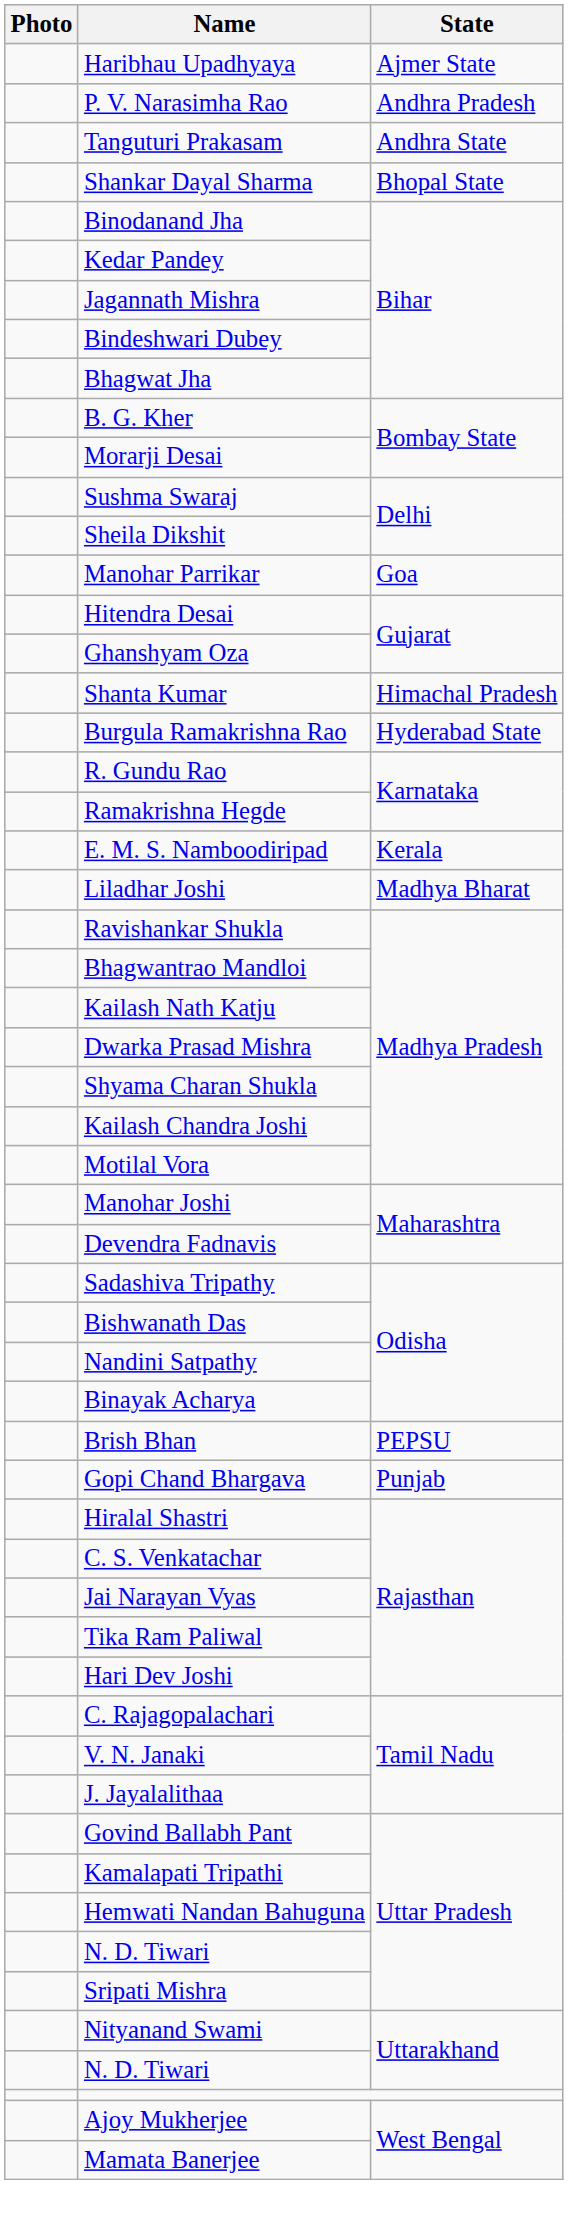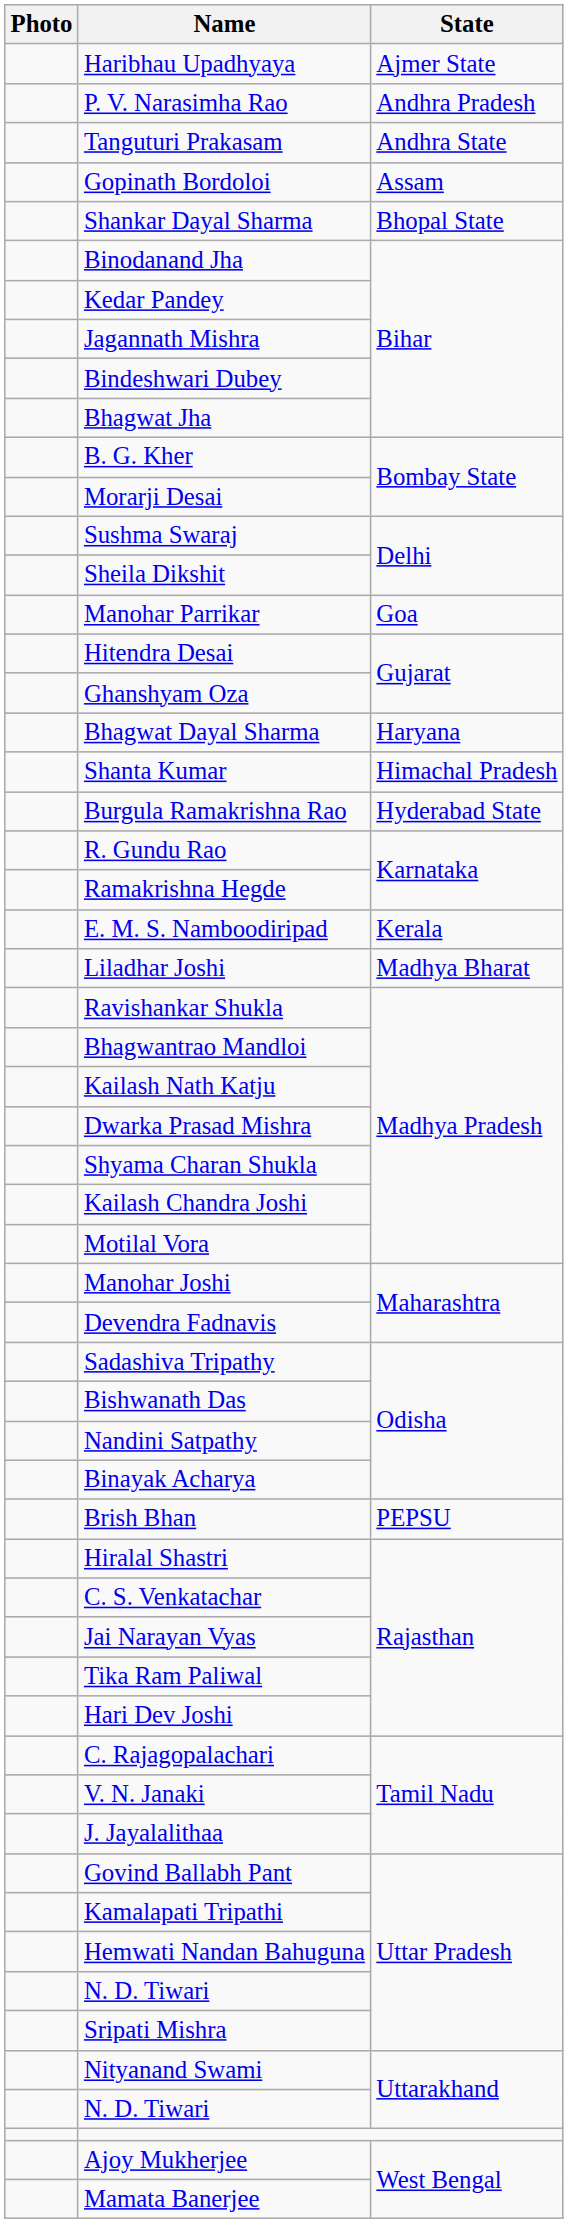+ row: (177, 181)
+ row: (202, 732)
- row: (195, 1479)
